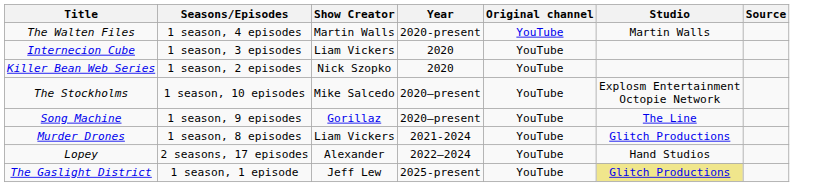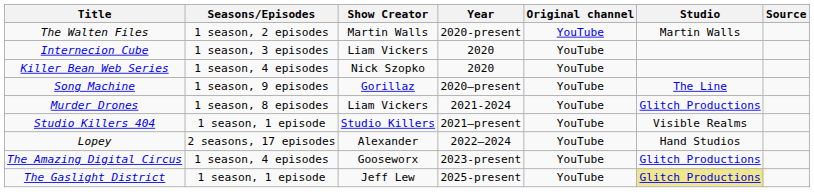(235, 32) 1 season, 4 episodes -> (261, 32) 1 season, 2 episodes
(235, 68) 1 season, 2 episodes -> (261, 68) 1 season, 4 episodes
- row: (81, 93)
+ row: (95, 123)
+ row: (95, 159)
